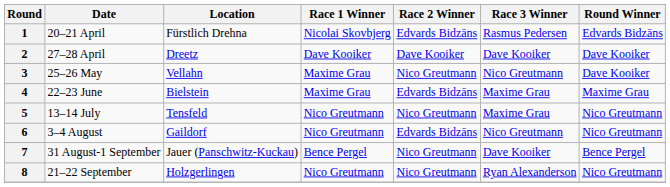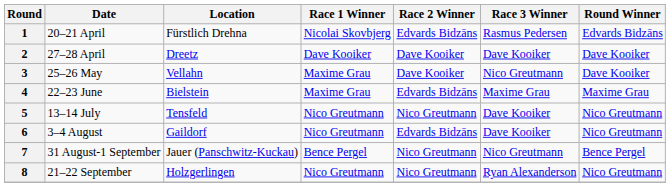(437, 73) Nico Greutmann -> (430, 73) Dave Kooiker
(516, 112) Maxime Grau -> (517, 112) Dave Kooiker
(523, 132) Nico Greutmann -> (517, 132) Dave Kooiker
(517, 152) Dave Kooiker -> (523, 152) Nico Greutmann
